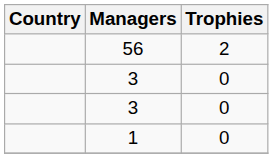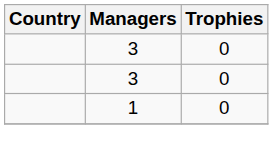- row: (133, 49)
